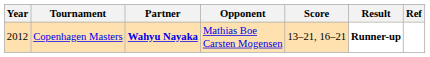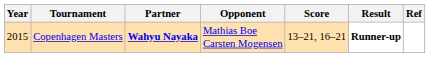(18, 37) 2012 -> (18, 37) 2015
